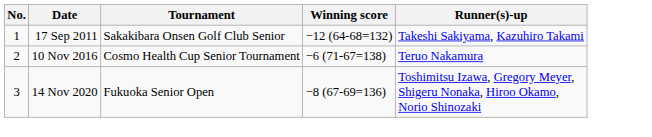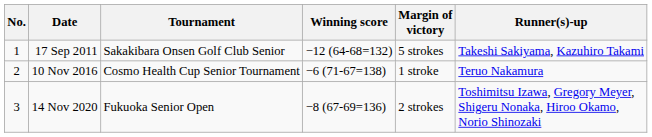+ column: (425, 22)
